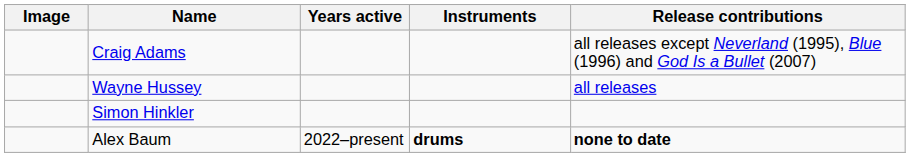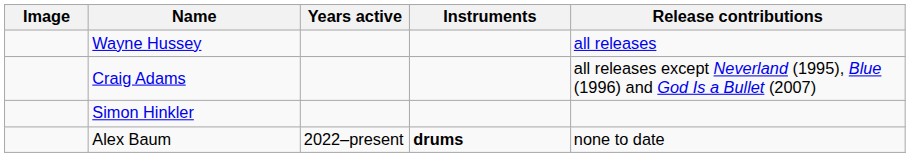rows swapped: (147, 87) <-> (139, 52)
(622, 139) bold -> (619, 139) normal
